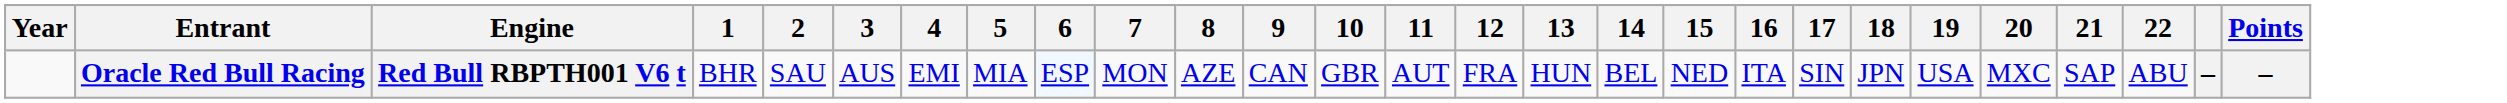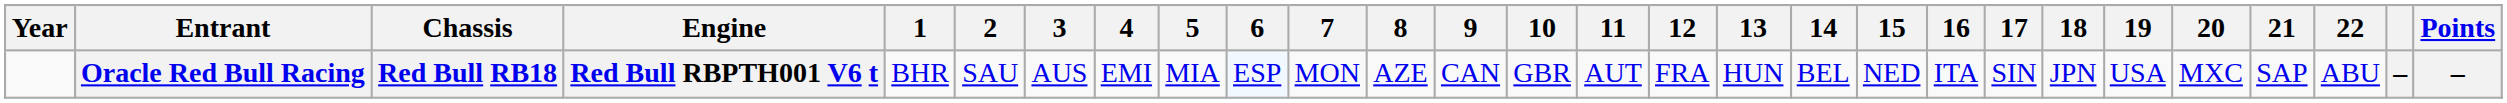+ column: (468, 27)
